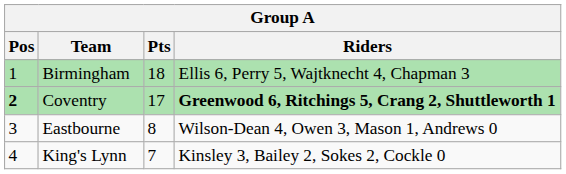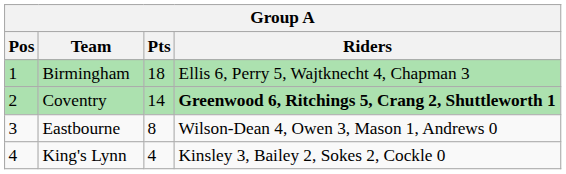(13, 100) bold -> (13, 100) normal
(156, 100) 17 -> (156, 100) 14
(152, 155) 7 -> (152, 155) 4
